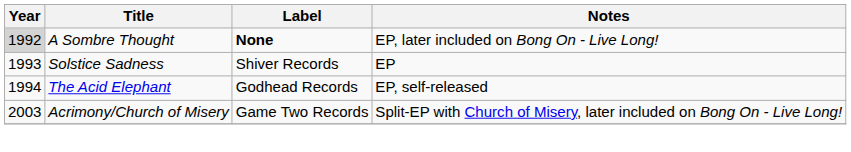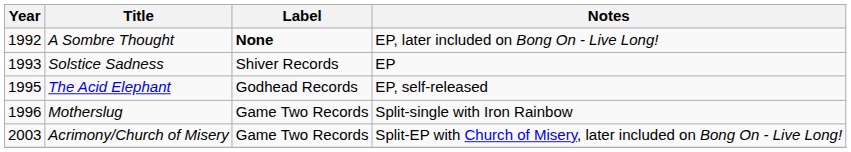(25, 40) lightgrey background -> (25, 40) no background
(25, 87) 1994 -> (25, 87) 1995
+ row: (86, 111)
